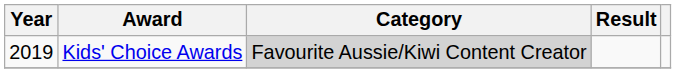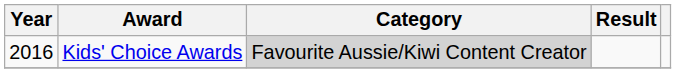(31, 51) 2019 -> (31, 51) 2016
